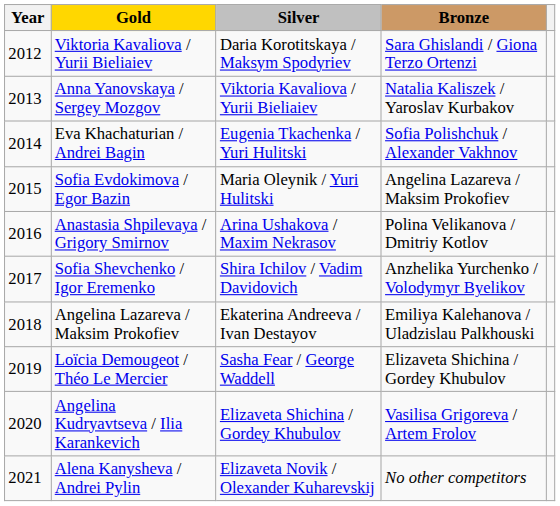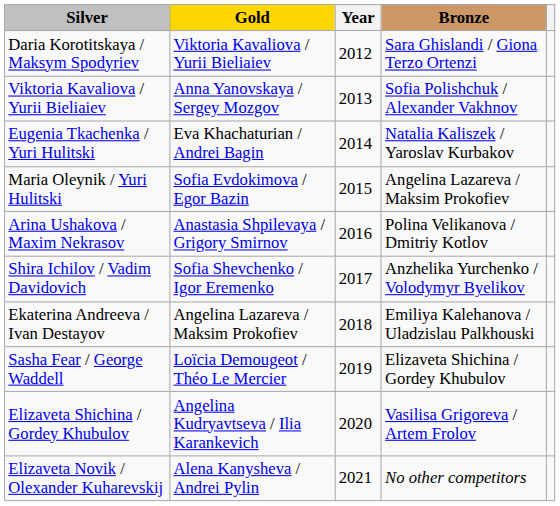columns swapped: (28, 17) <-> (299, 17)
(450, 98) Natalia Kaliszek / Yaroslav Kurbakov -> (451, 98) Sofia Polishchuk / Alexander Vakhnov
(451, 143) Sofia Polishchuk / Alexander Vakhnov -> (450, 143) Natalia Kaliszek / Yaroslav Kurbakov
